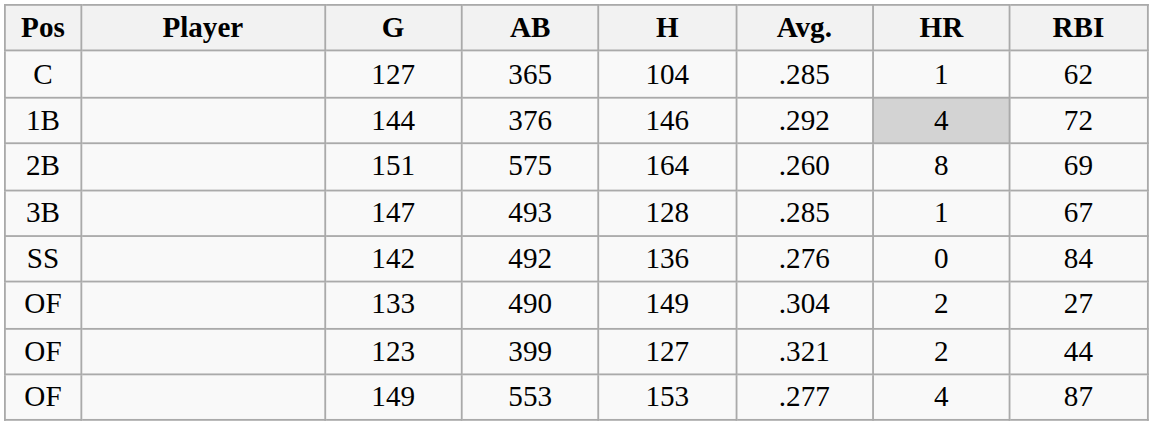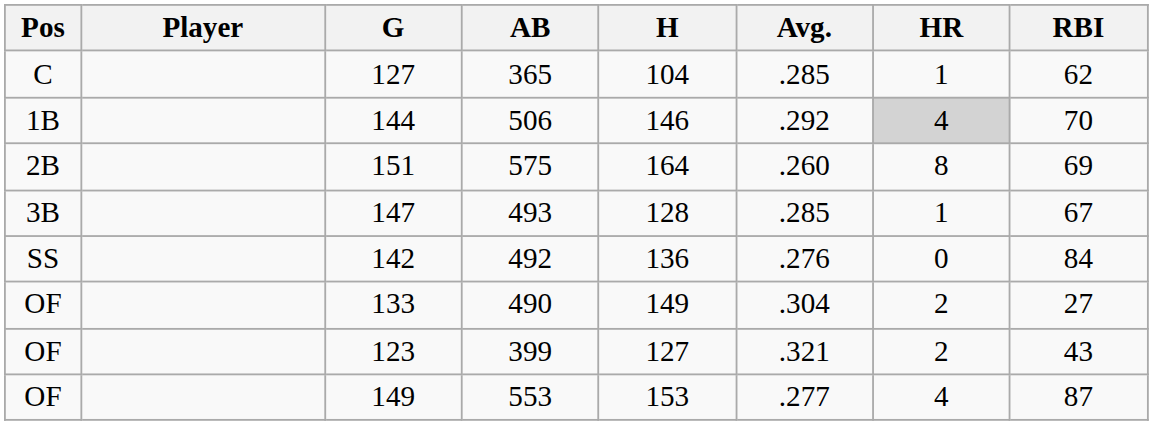(530, 119) 376 -> (530, 119) 506
(1078, 119) 72 -> (1078, 119) 70
(1078, 350) 44 -> (1078, 350) 43
